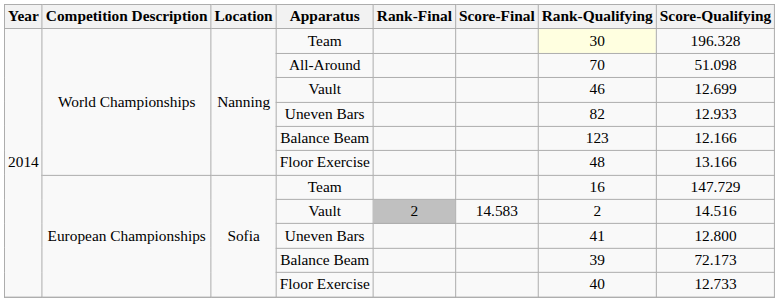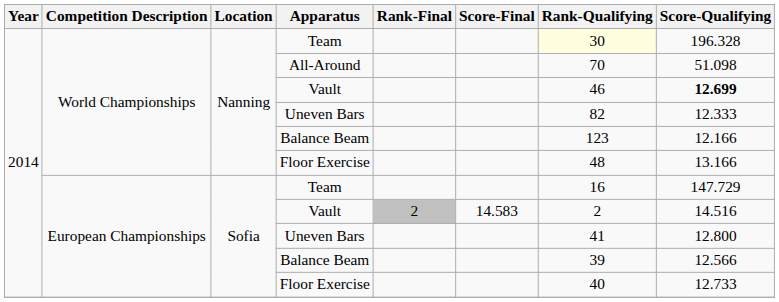(716, 89) normal -> (716, 89) bold
(716, 114) 12.933 -> (716, 114) 12.333
(716, 260) 72.173 -> (716, 260) 12.566
